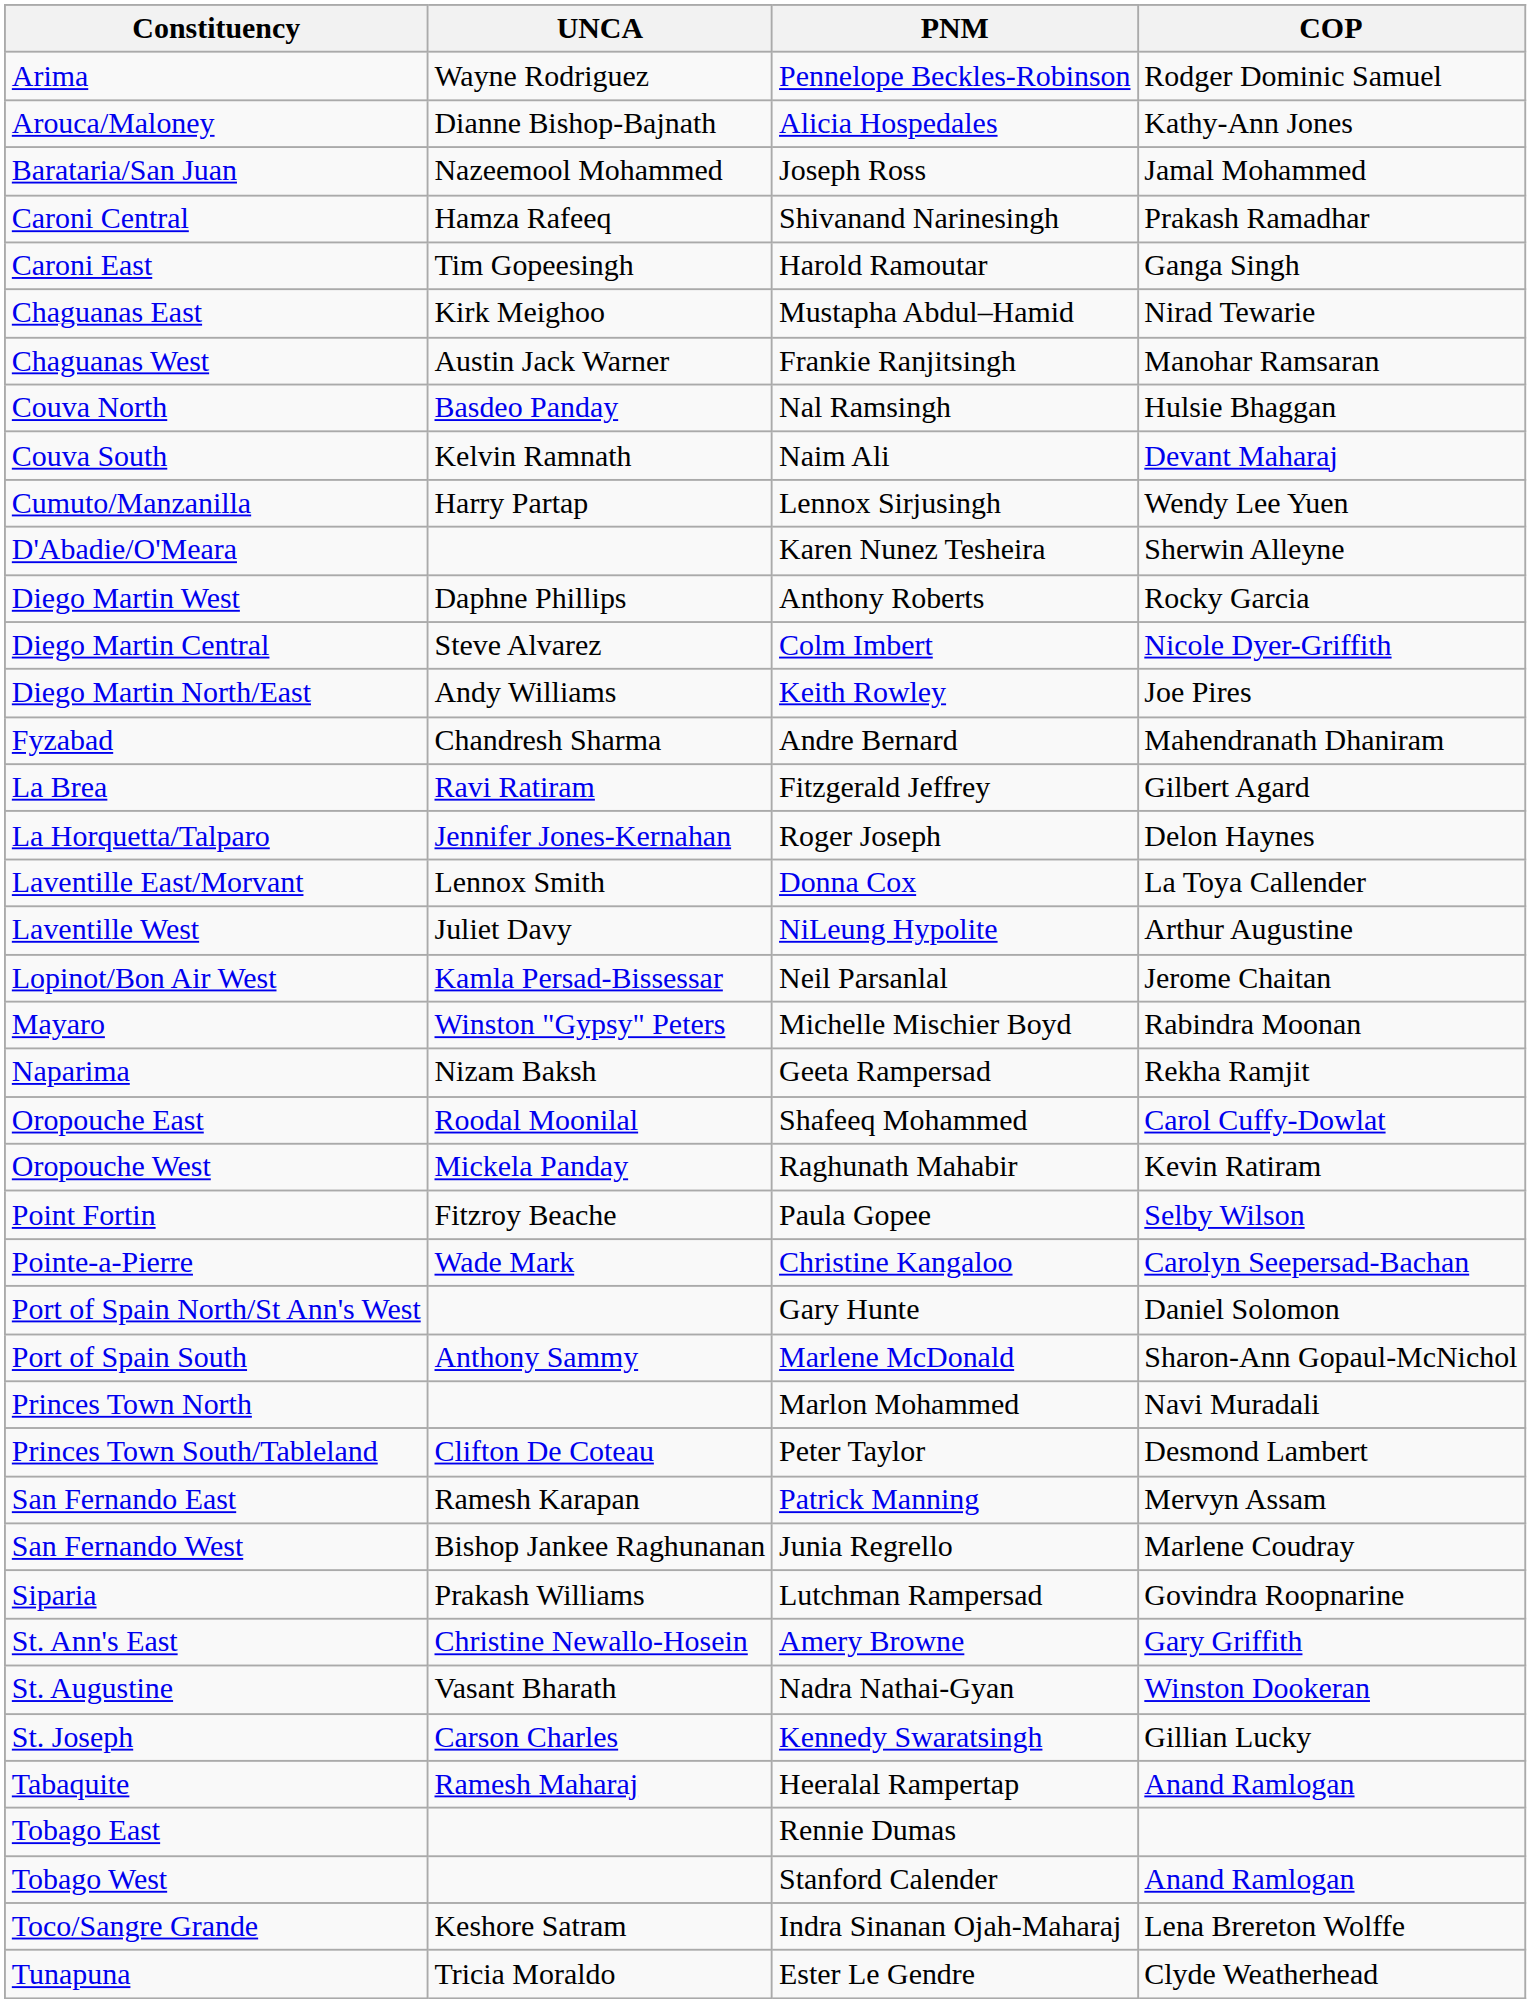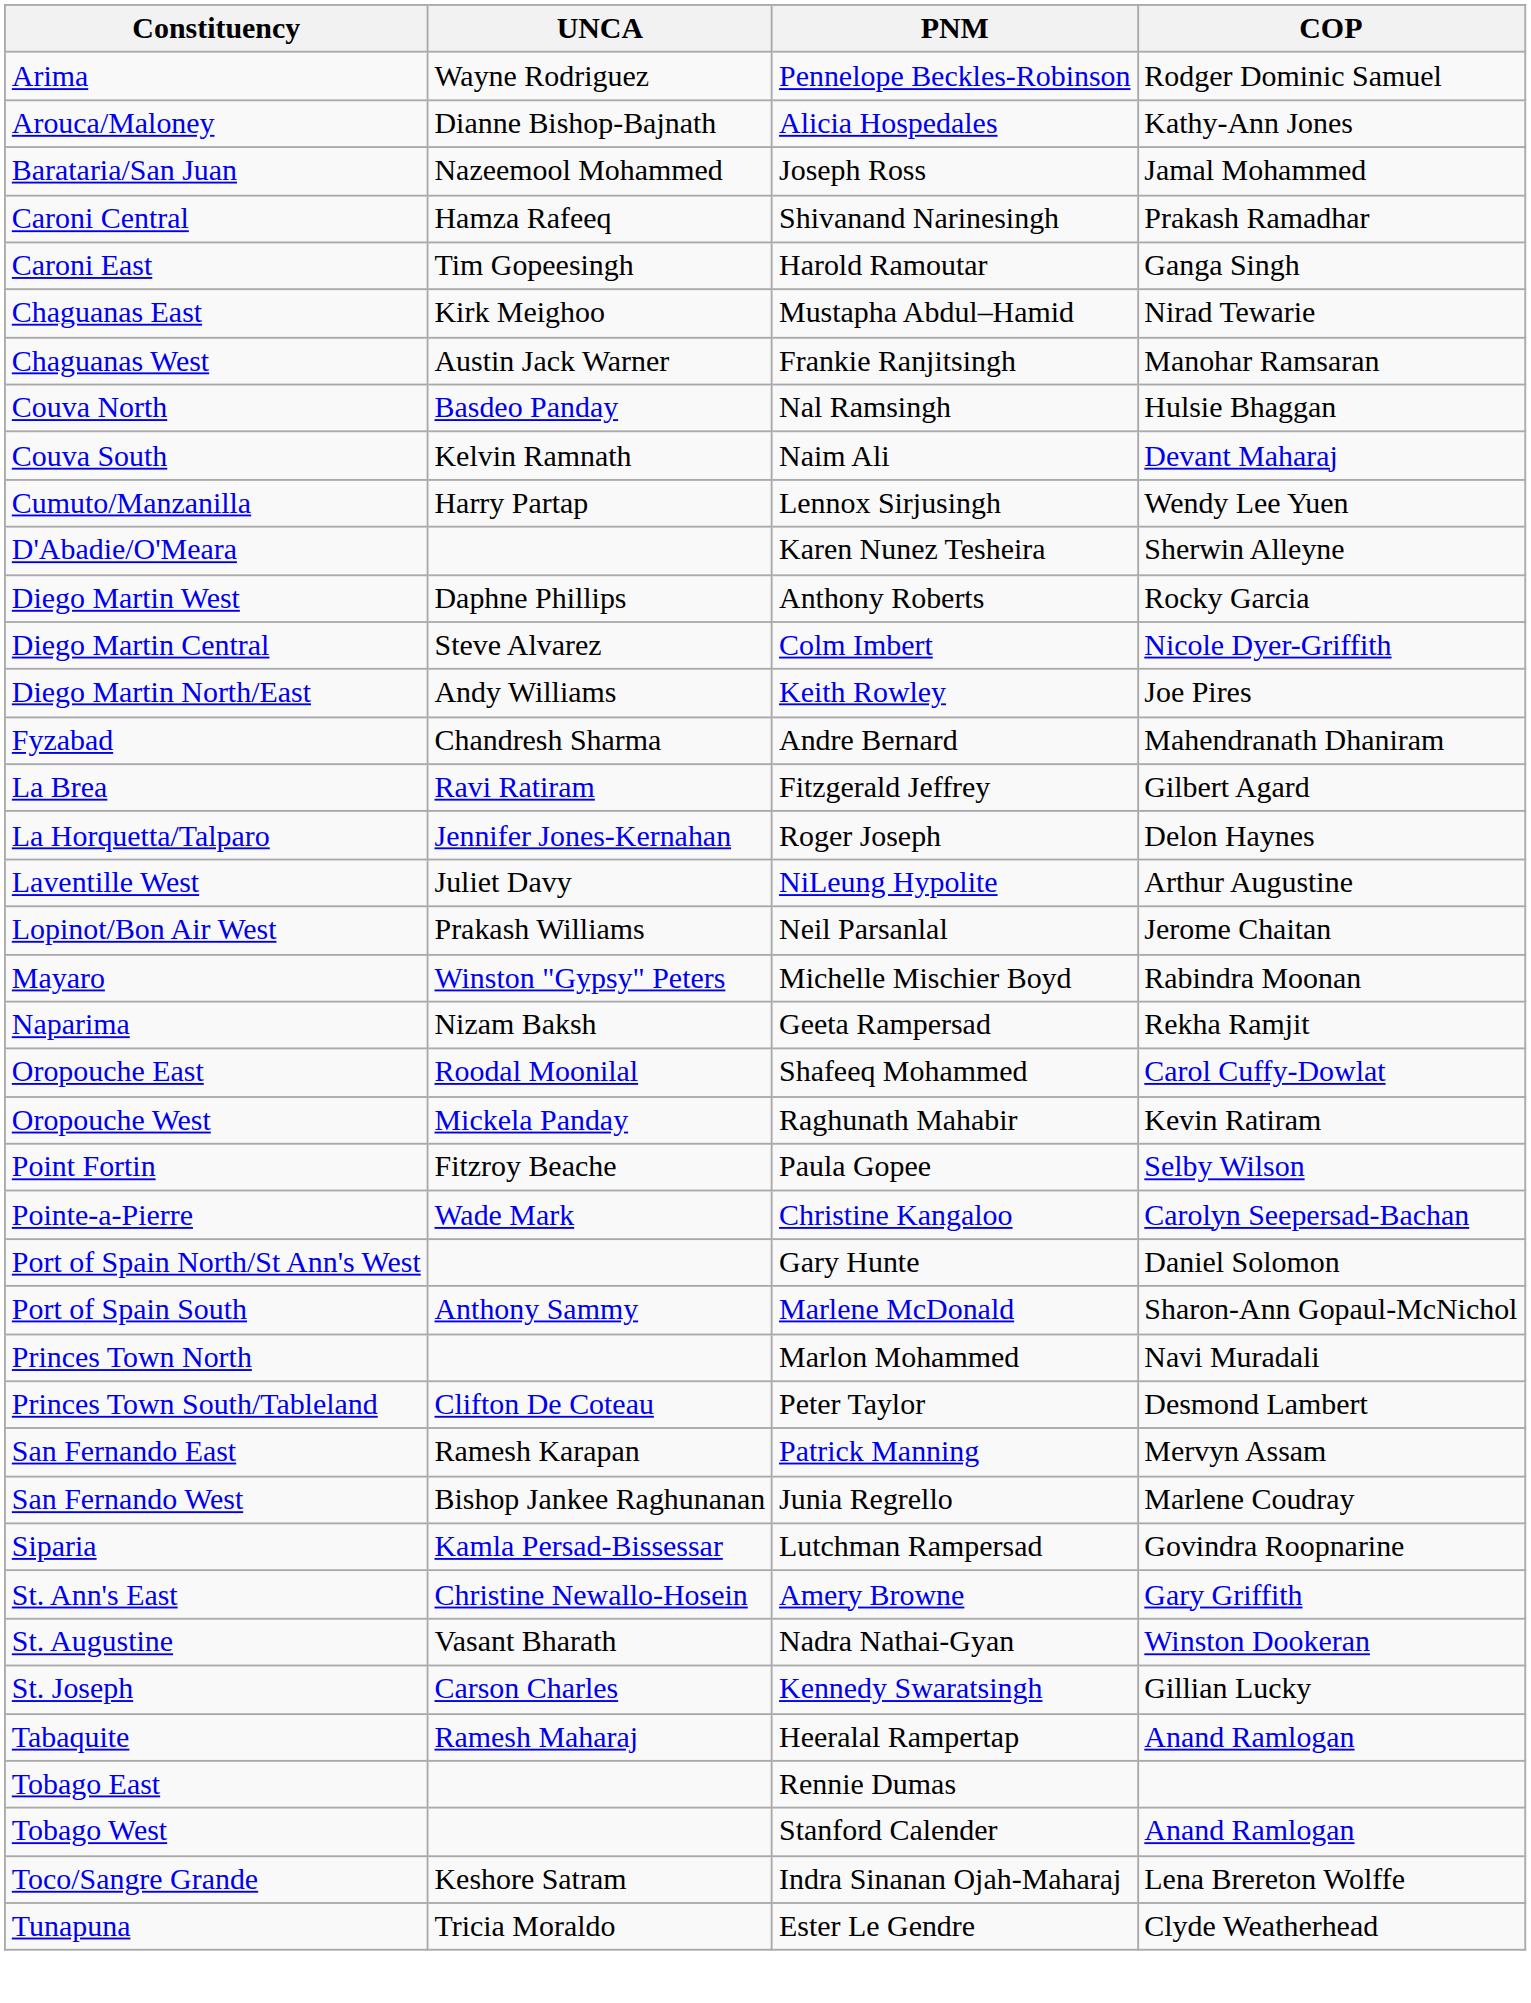- row: (158, 882)
(579, 977) Kamla Persad-Bissessar -> (540, 929) Prakash Williams
(540, 1594) Prakash Williams -> (579, 1546) Kamla Persad-Bissessar
